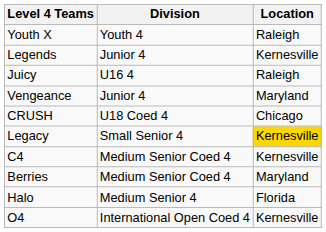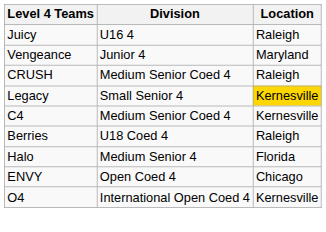- row: (30, 34)
- row: (32, 55)
(134, 116) U18 Coed 4 -> (165, 75) Medium Senior Coed 4
(279, 116) Chicago -> (278, 75) Raleigh
(165, 177) Medium Senior Coed 4 -> (134, 136) U18 Coed 4
(282, 177) Maryland -> (278, 136) Raleigh
+ row: (25, 177)
